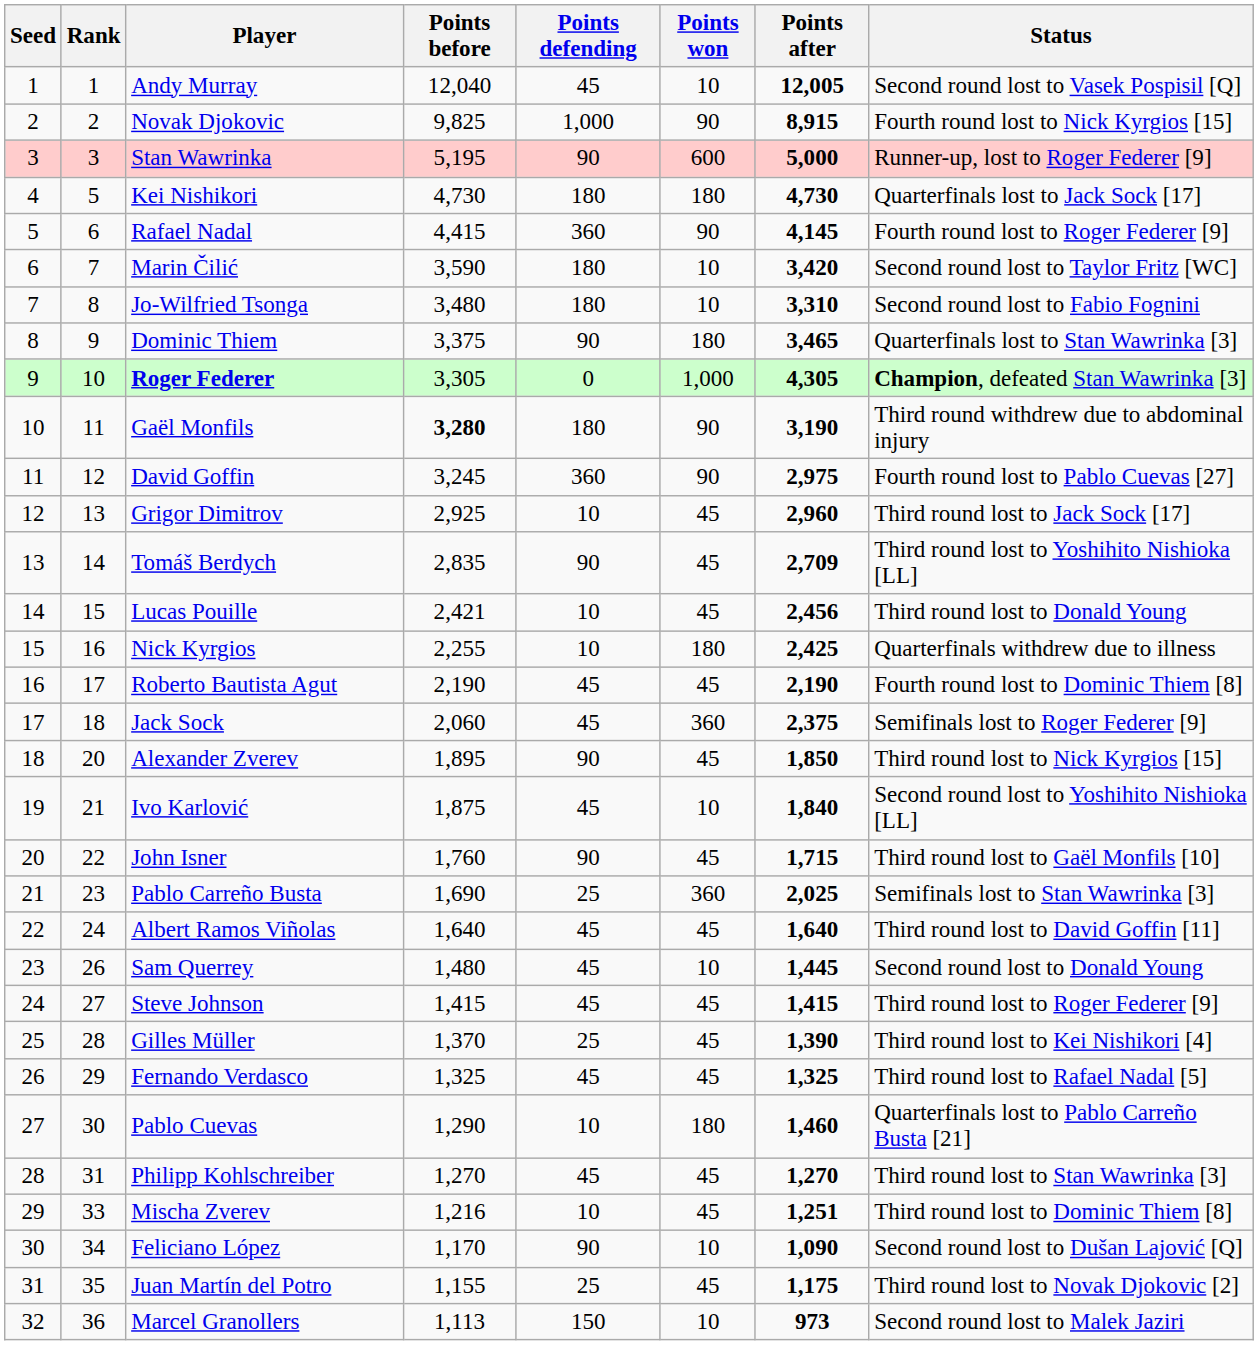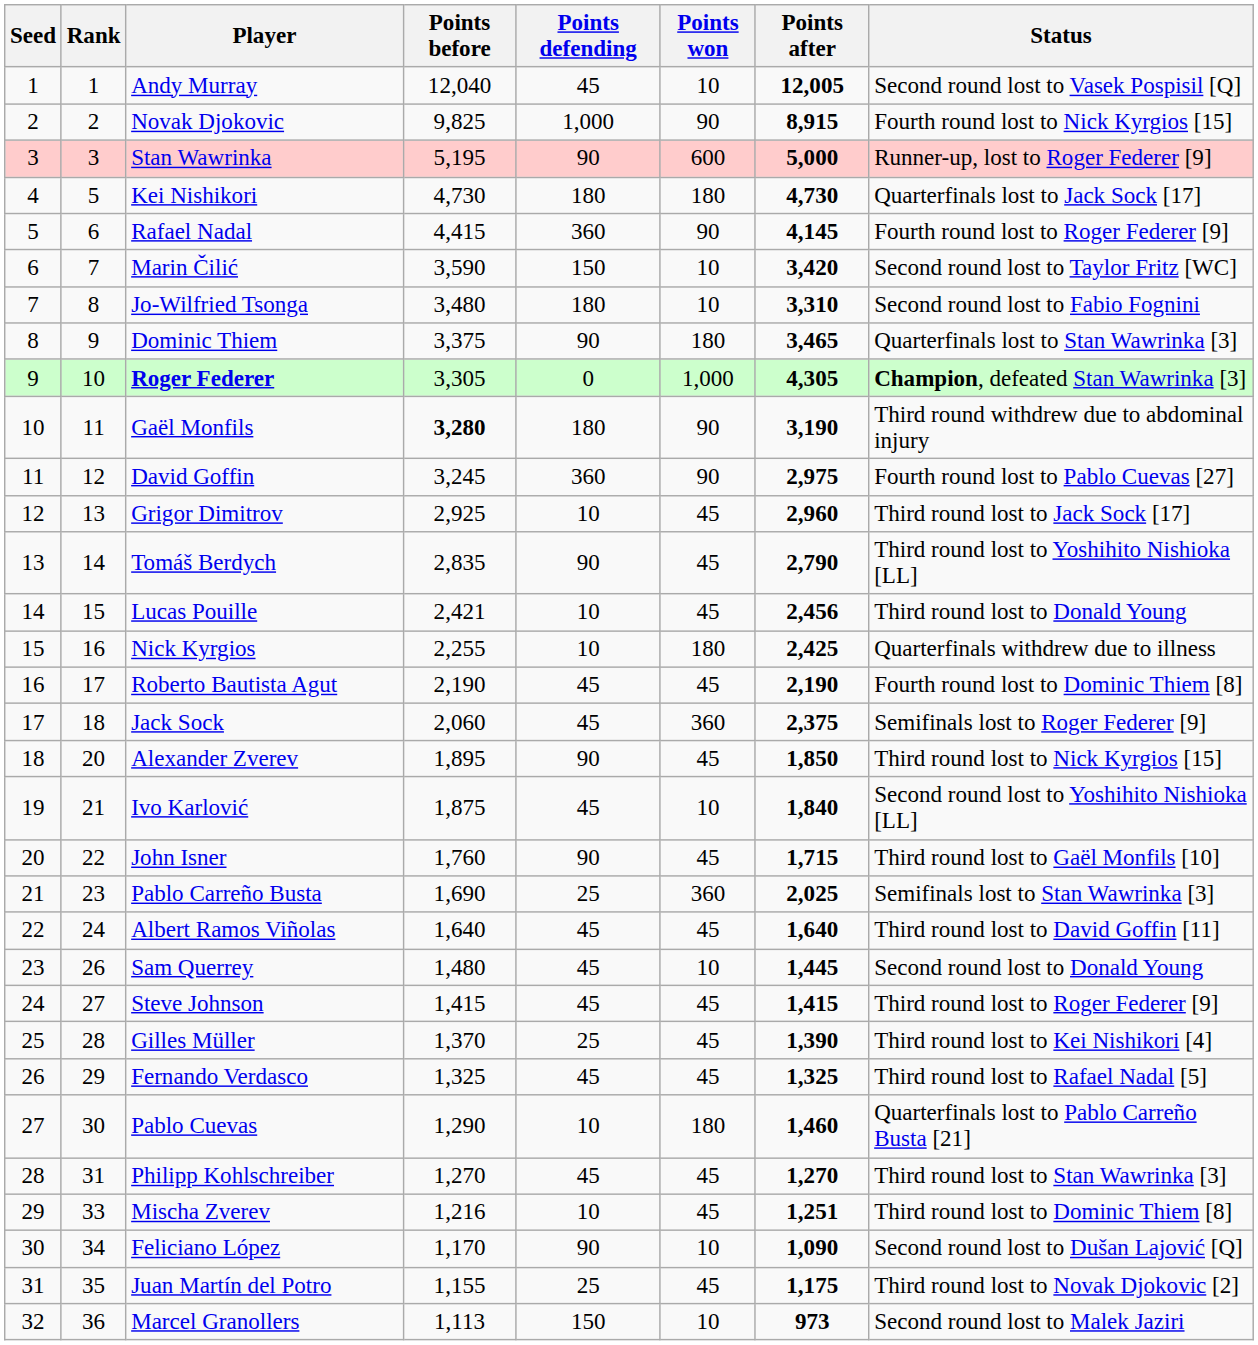(588, 267) 180 -> (588, 267) 150
(812, 562) 2,709 -> (812, 562) 2,790
